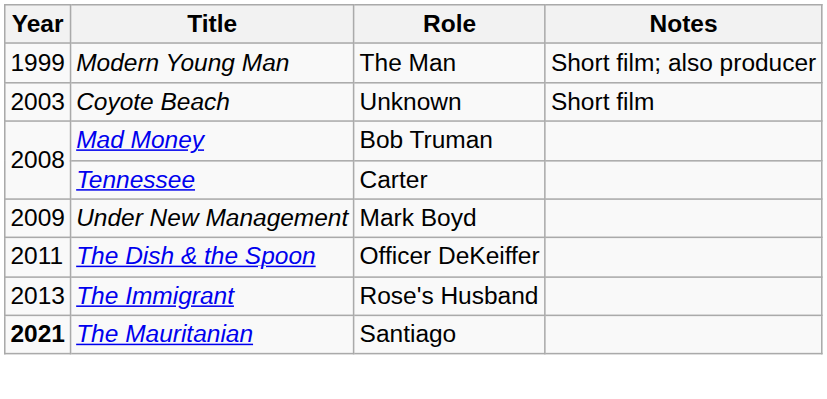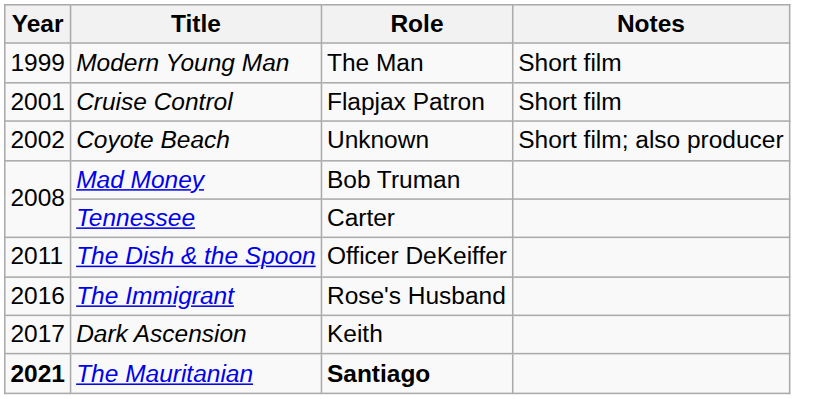(684, 62) Short film; also producer -> (570, 62) Short film
+ row: (154, 101)
(38, 101) 2003 -> (38, 140) 2002
(603, 101) Short film -> (651, 140) Short film; also producer
- row: (212, 218)
(38, 295) 2013 -> (38, 295) 2016
+ row: (161, 334)
(408, 334) normal -> (379, 373) bold
